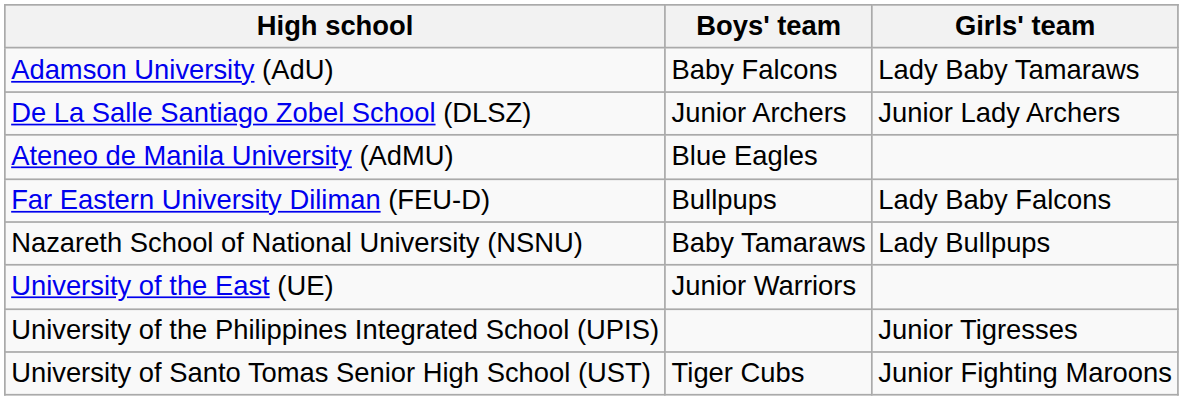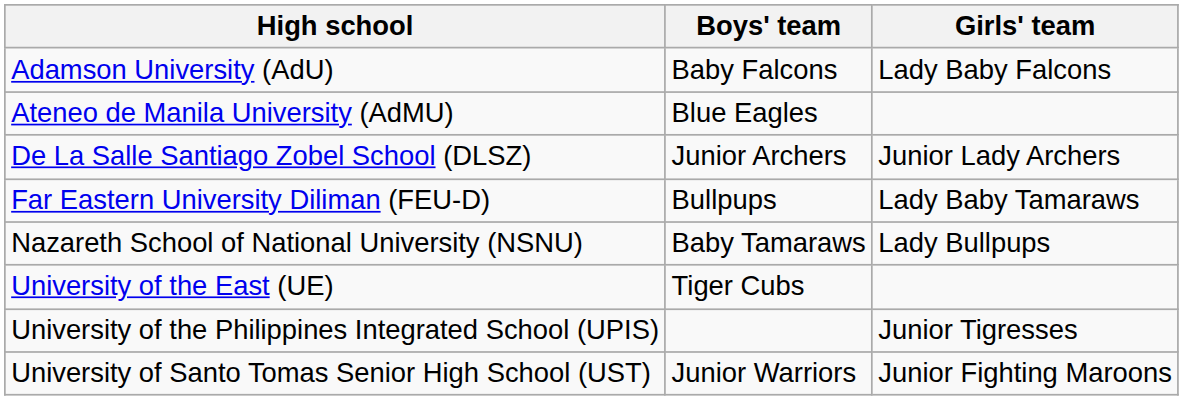(1009, 69) Lady Baby Tamaraws -> (995, 69) Lady Baby Falcons
rows swapped: (232, 156) <-> (271, 112)
(995, 199) Lady Baby Falcons -> (1009, 199) Lady Baby Tamaraws
(764, 286) Junior Warriors -> (738, 286) Tiger Cubs
(738, 373) Tiger Cubs -> (764, 373) Junior Warriors
